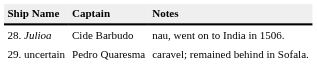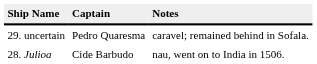rows swapped: (30, 35) <-> (36, 54)
